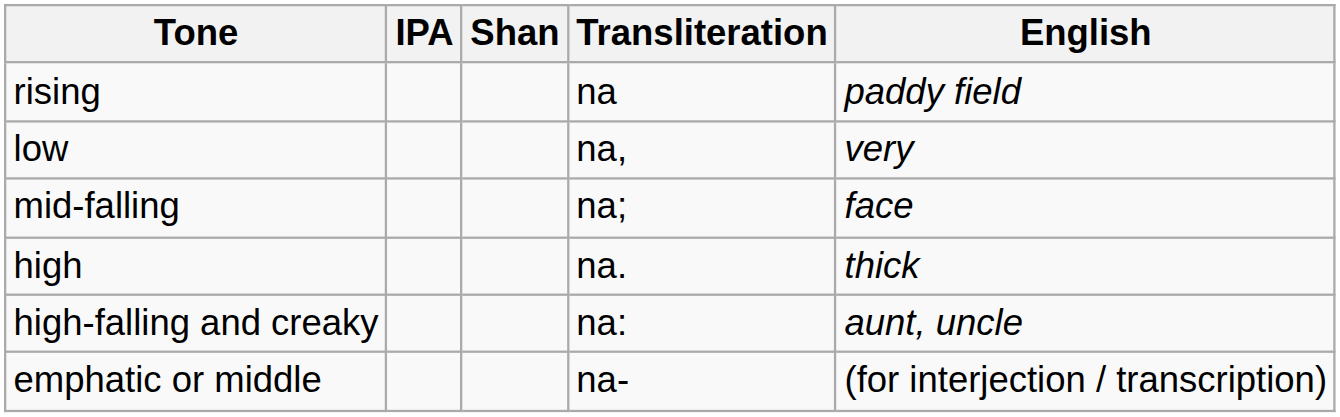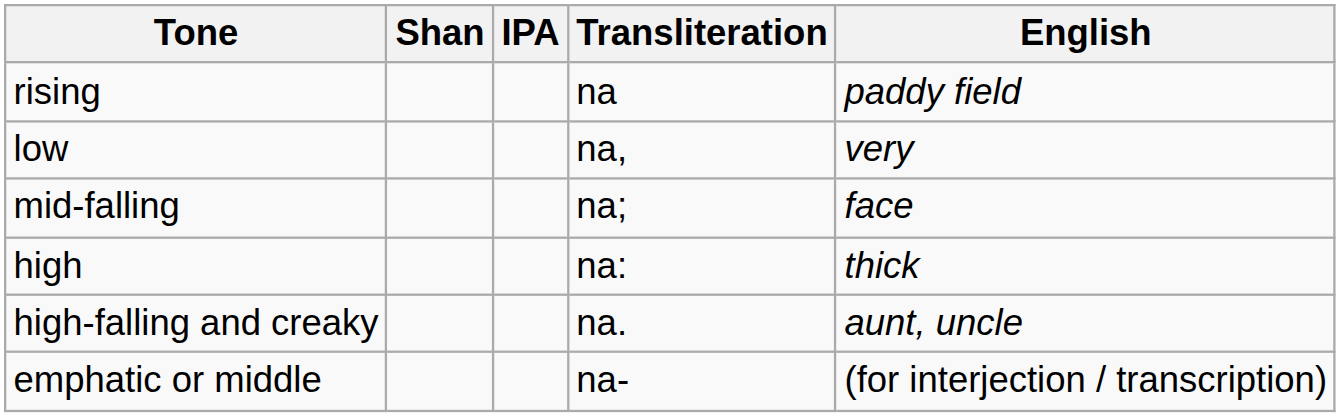columns swapped: (515, 33) <-> (424, 33)
(602, 264) na. -> (602, 264) na:
(602, 322) na: -> (602, 322) na.
